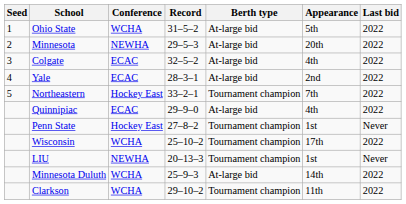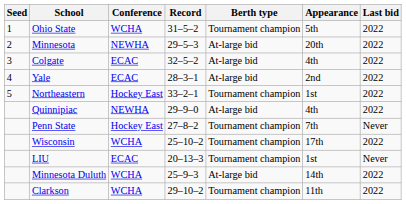(233, 28) At-large bid -> (254, 28) Tournament champion
(312, 93) 7th -> (311, 93) 1st
(124, 110) ECAC -> (130, 110) NEWHA
(311, 126) 1st -> (312, 126) 7th
(130, 158) NEWHA -> (124, 158) ECAC
